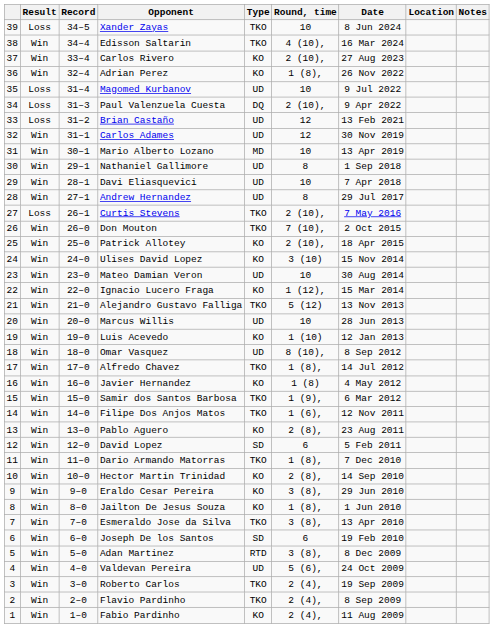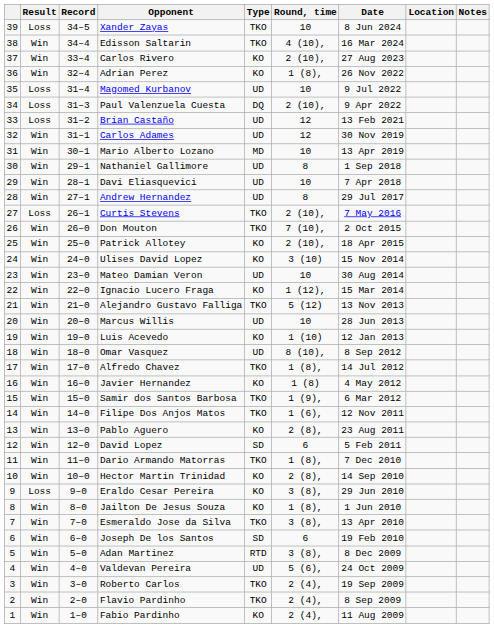(40, 492) Win -> (40, 492) Loss
